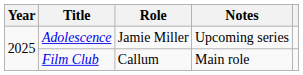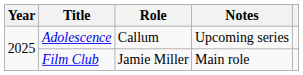(153, 37) Jamie Miller -> (138, 37) Callum
(138, 59) Callum -> (153, 59) Jamie Miller
